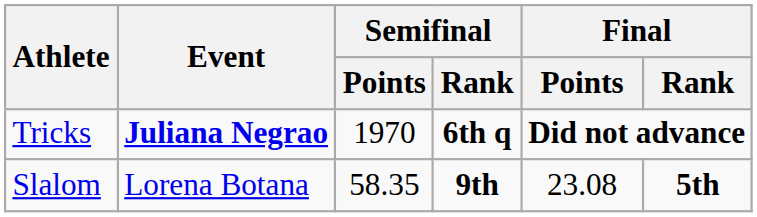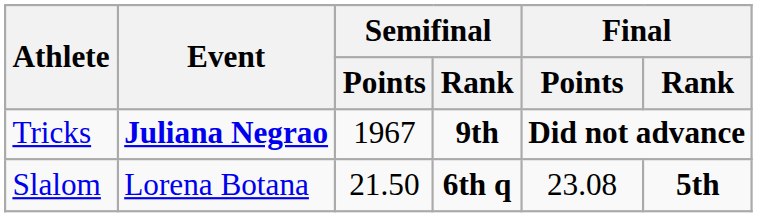(384, 133) 1970 -> (384, 133) 1967
(477, 133) 6th q -> (477, 133) 9th
(384, 185) 58.35 -> (384, 185) 21.50
(477, 185) 9th -> (477, 185) 6th q
